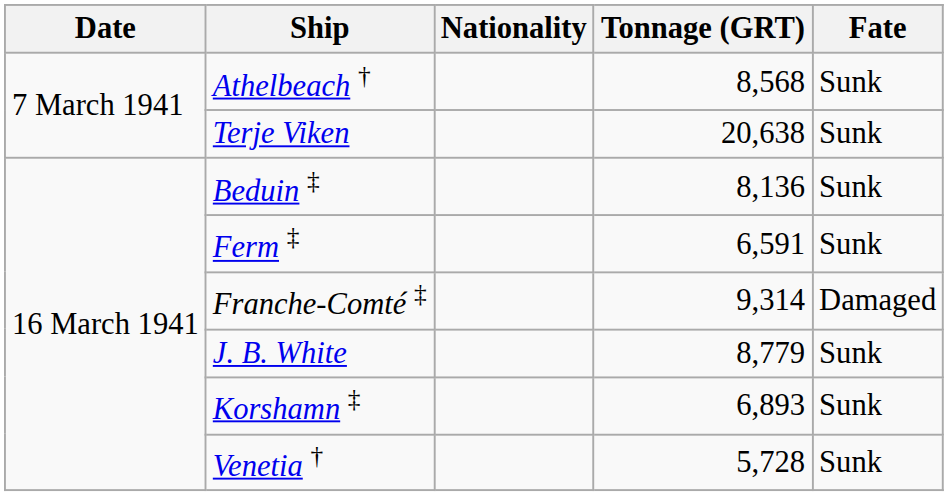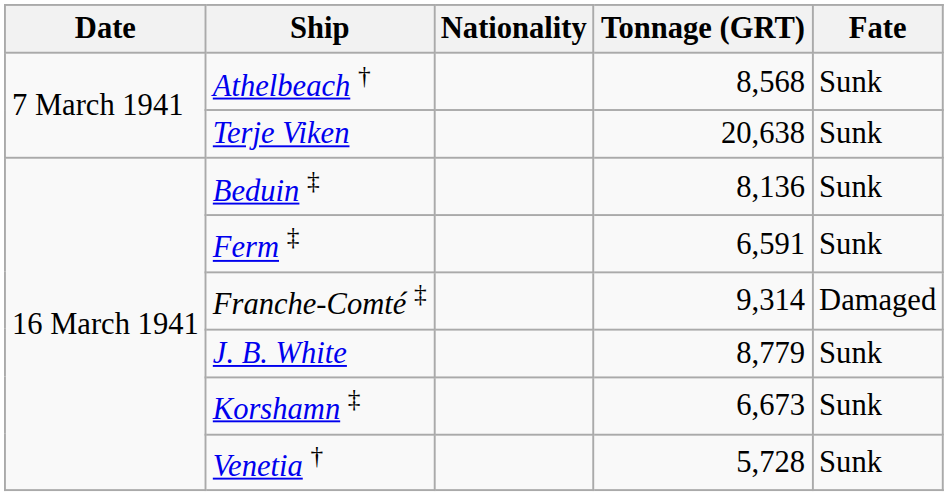(771, 405) 6,893 -> (771, 405) 6,673
